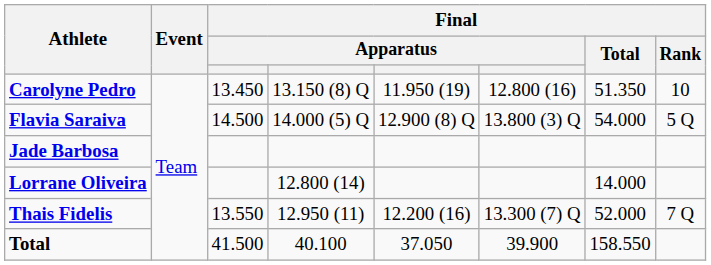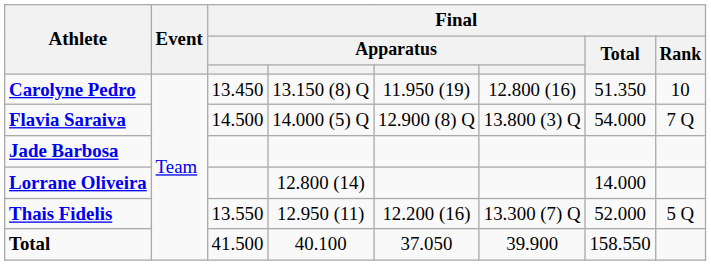(680, 120) 5 Q -> (680, 120) 7 Q
(680, 213) 7 Q -> (680, 213) 5 Q
